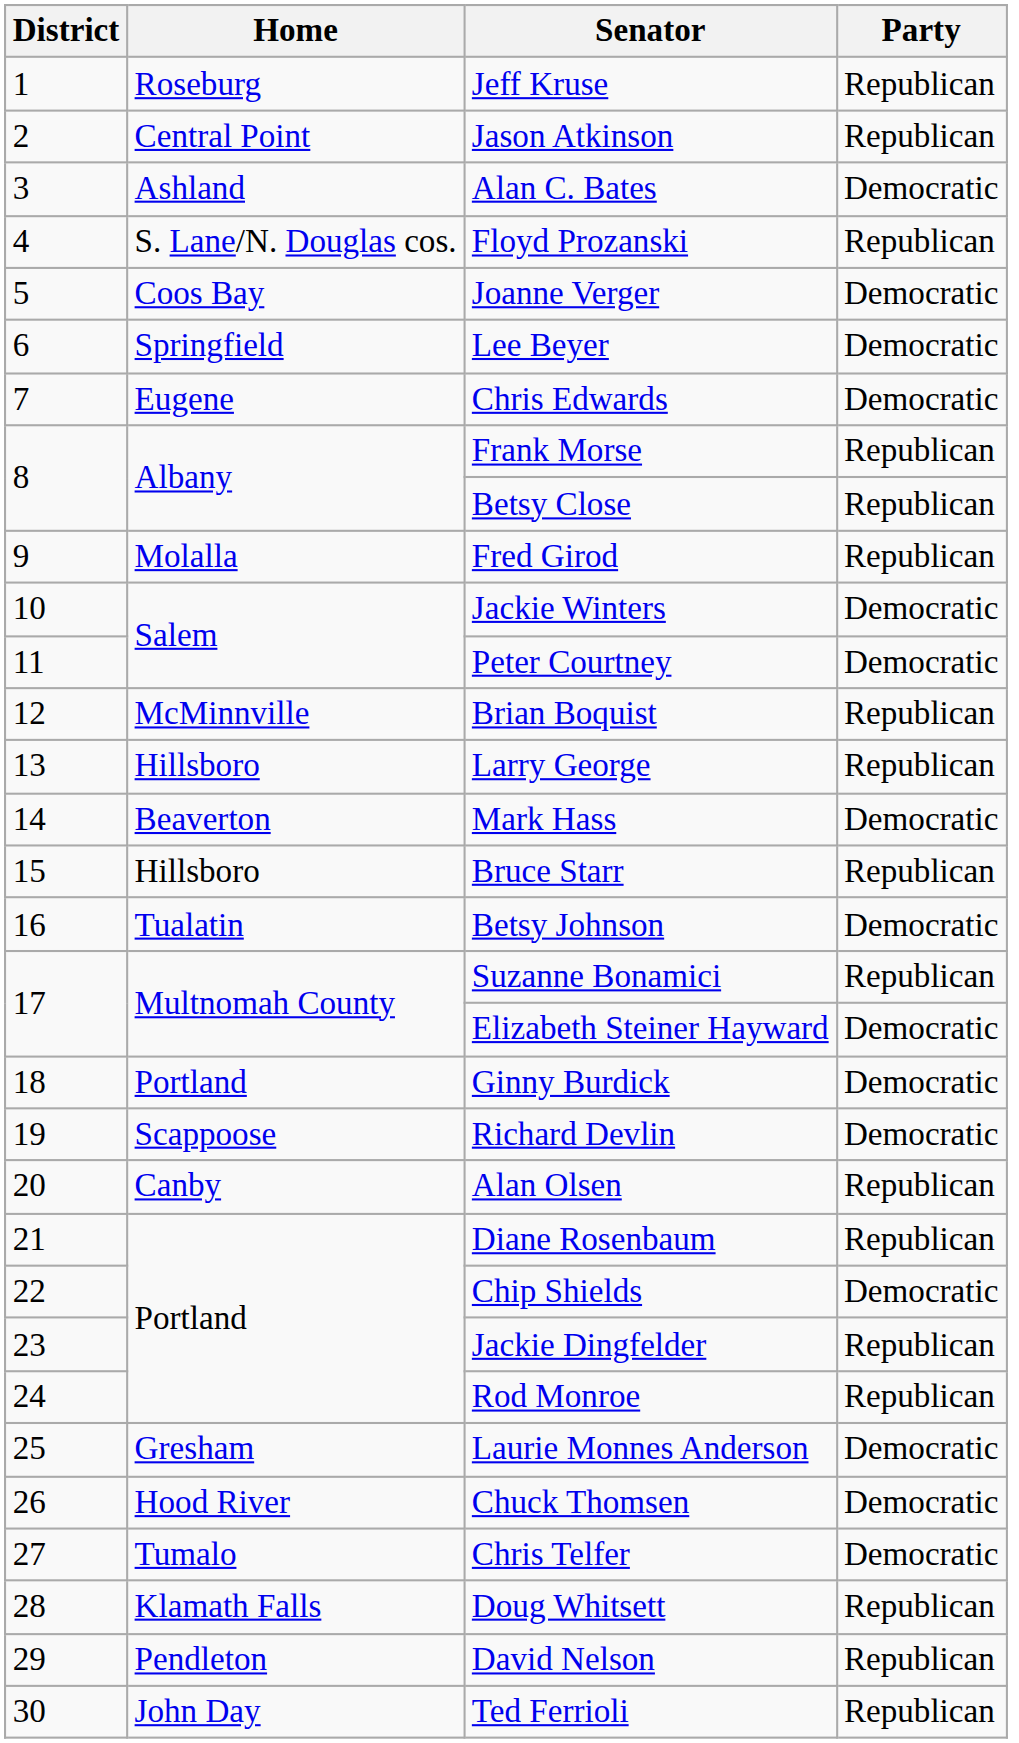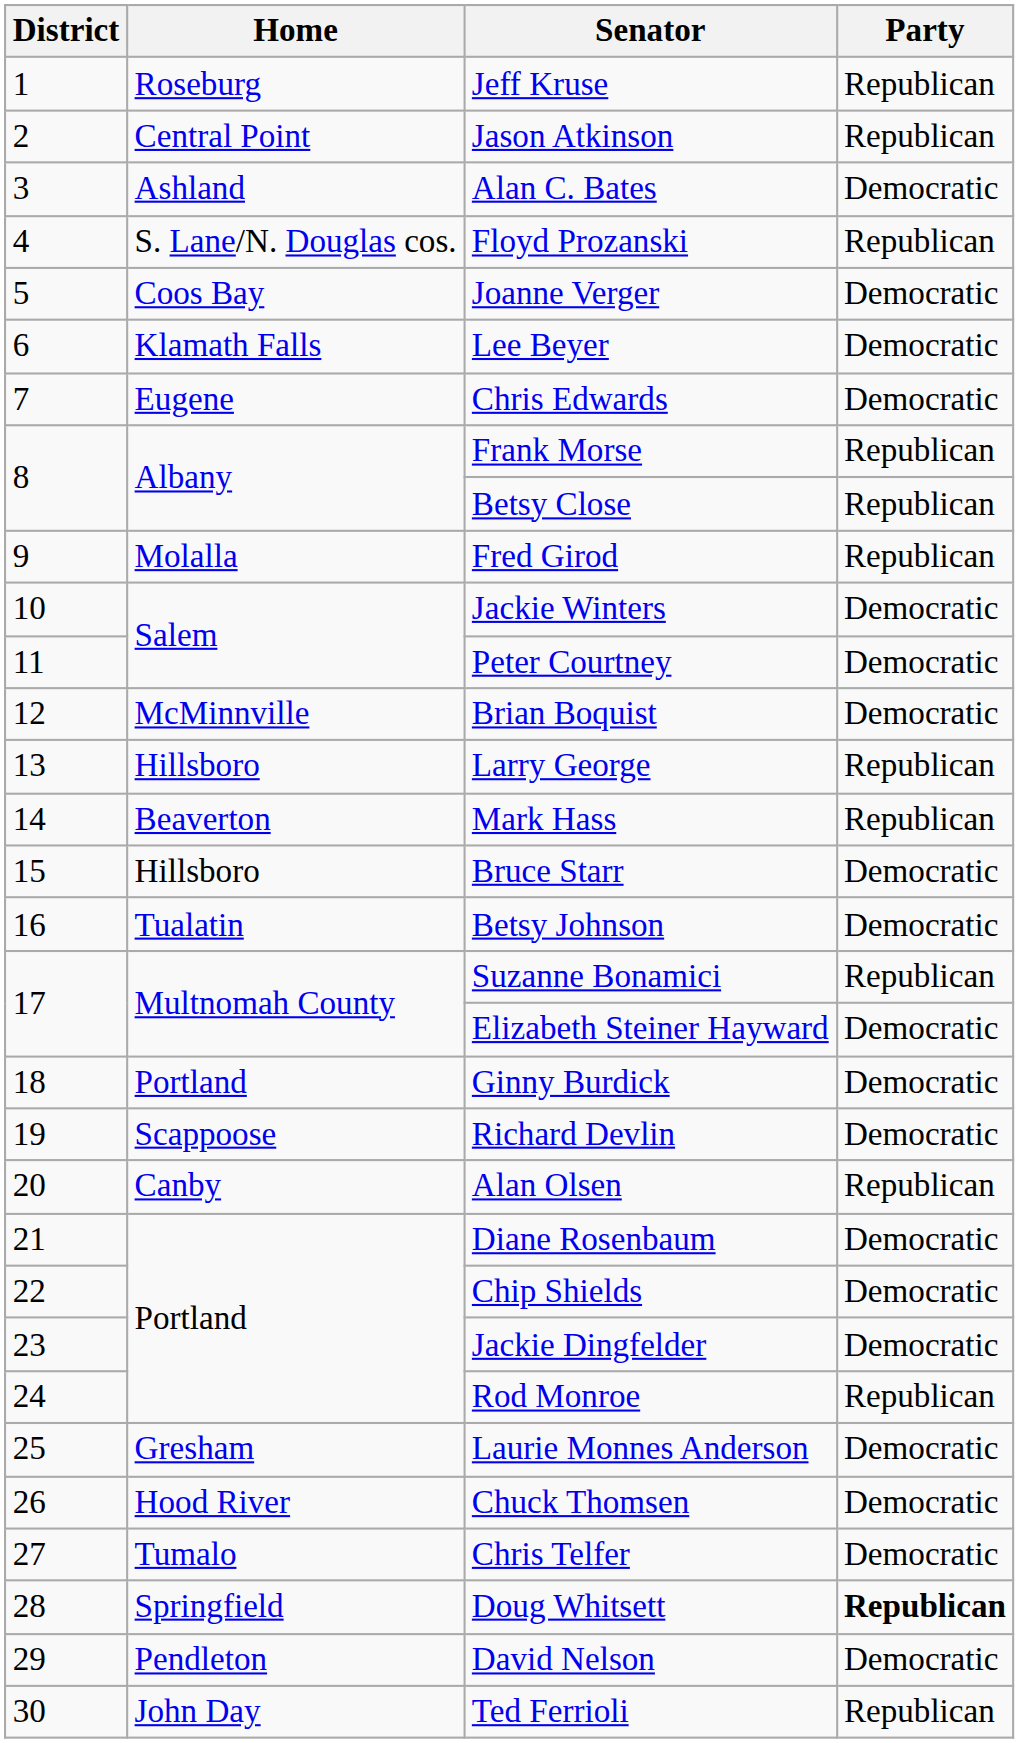(209, 345) Springfield -> (228, 345) Klamath Falls
(919, 713) Republican -> (921, 713) Democratic
(921, 818) Democratic -> (919, 818) Republican
(919, 871) Republican -> (921, 871) Democratic
(919, 1238) Republican -> (921, 1238) Democratic
(919, 1343) Republican -> (921, 1343) Democratic
(228, 1606) Klamath Falls -> (209, 1606) Springfield
(919, 1606) normal -> (925, 1606) bold
(919, 1659) Republican -> (921, 1659) Democratic
